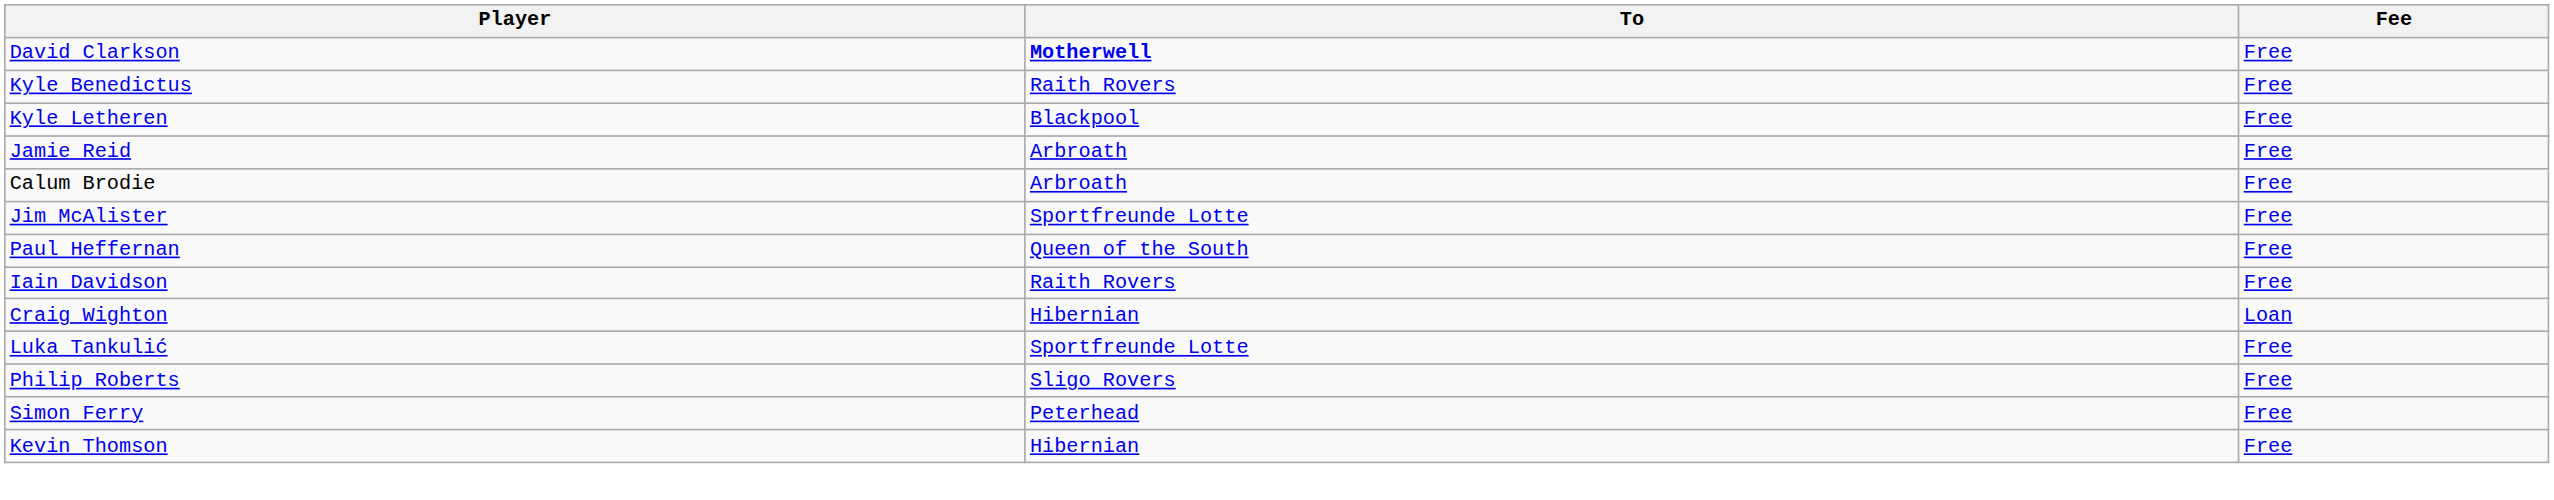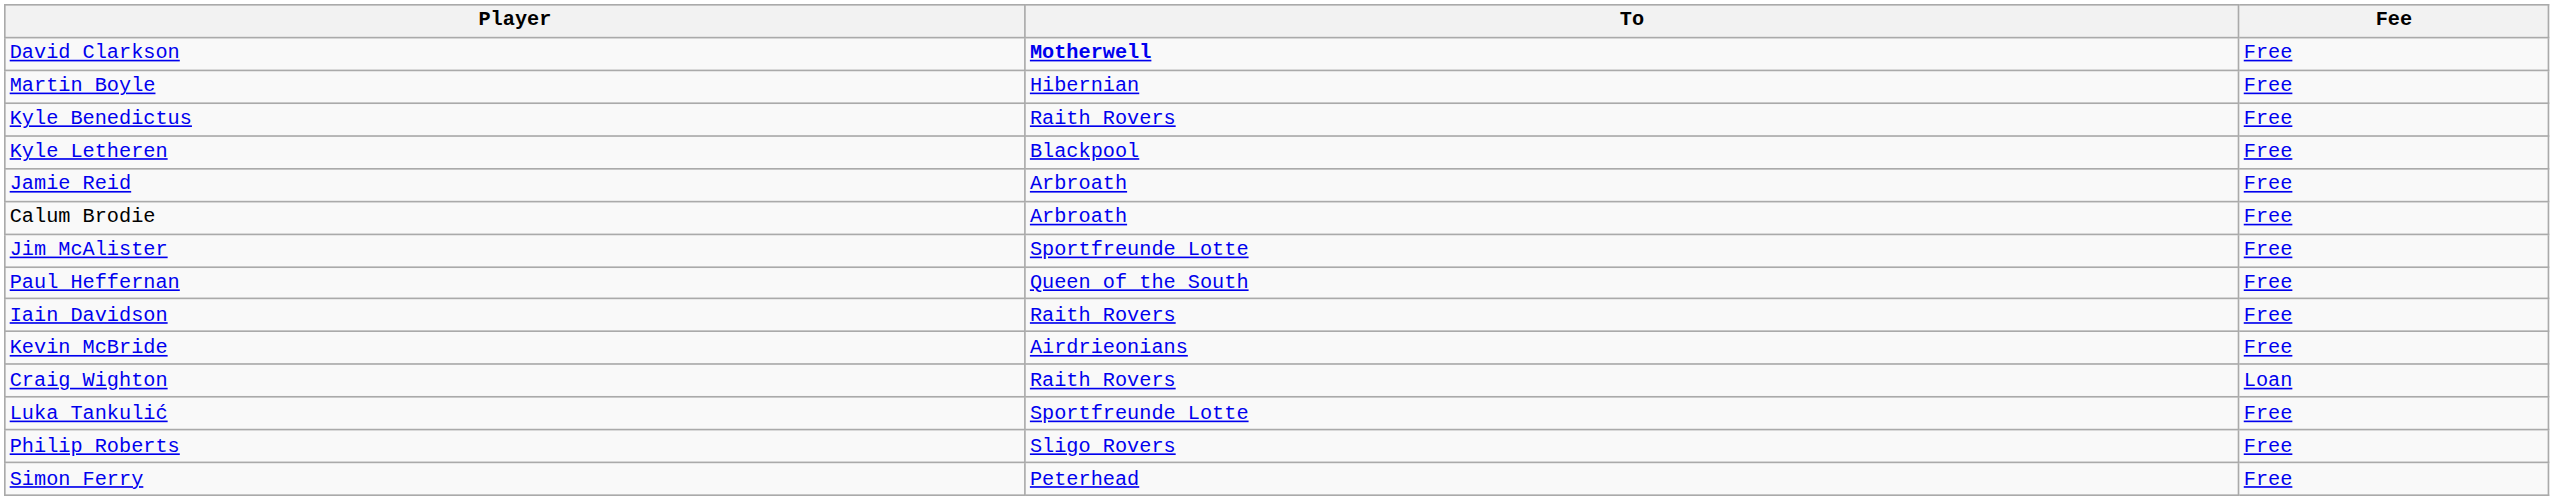+ row: (83, 87)
+ row: (89, 348)
(1085, 316) Hibernian -> (1103, 381) Raith Rovers
- row: (89, 447)
